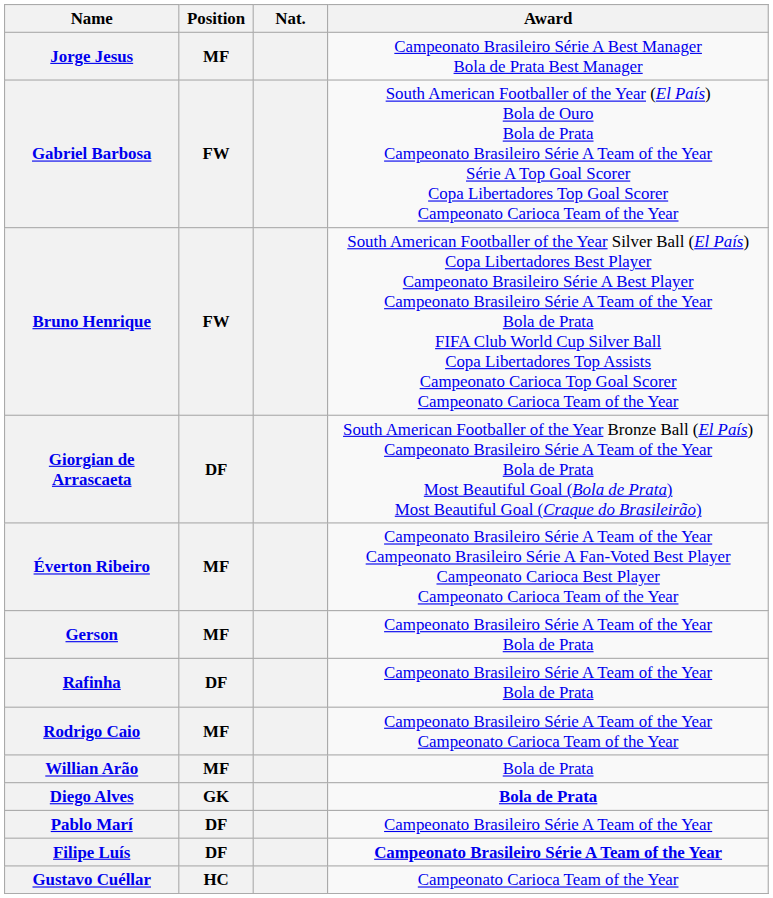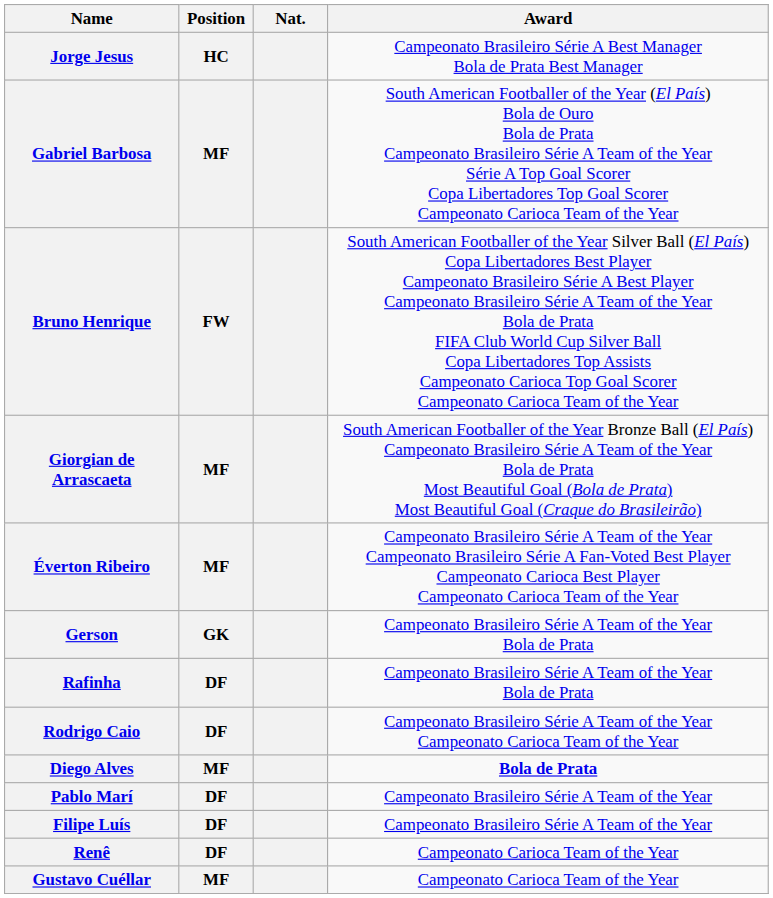(216, 56) MF -> (216, 56) HC
(216, 154) FW -> (216, 154) MF
(216, 469) DF -> (216, 469) MF
(216, 635) MF -> (216, 635) GK
(216, 730) MF -> (216, 730) DF
- row: (92, 768)
(216, 796) GK -> (216, 768) MF
(548, 851) bold -> (548, 824) normal
+ row: (92, 851)
(216, 879) HC -> (216, 879) MF
